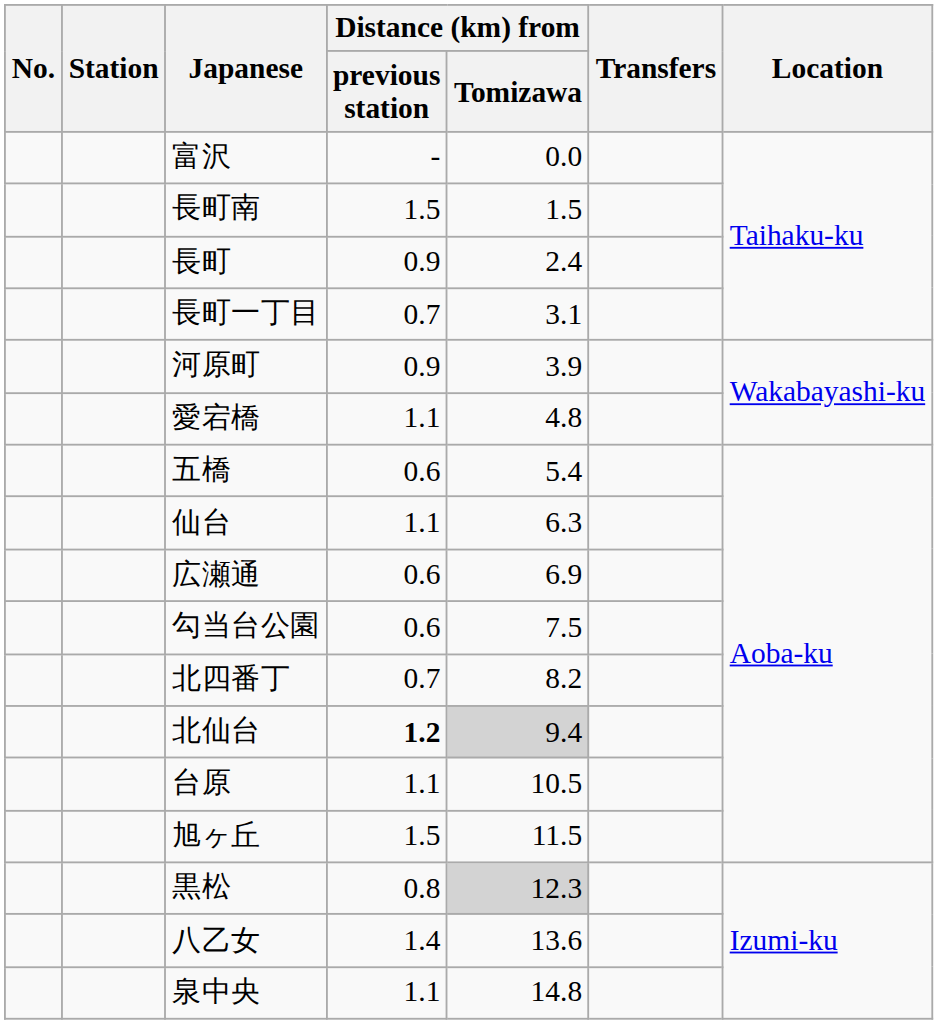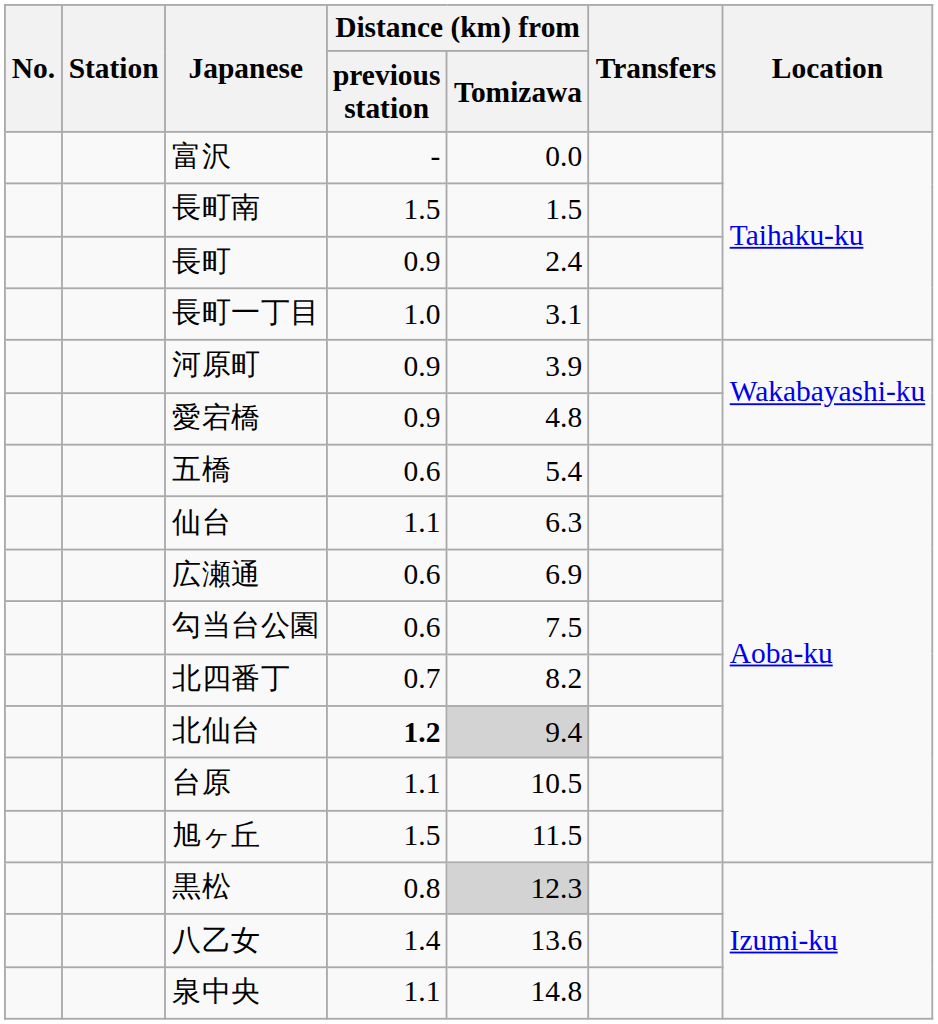(422, 313) 0.7 -> (422, 313) 1.0
(422, 418) 1.1 -> (422, 418) 0.9
